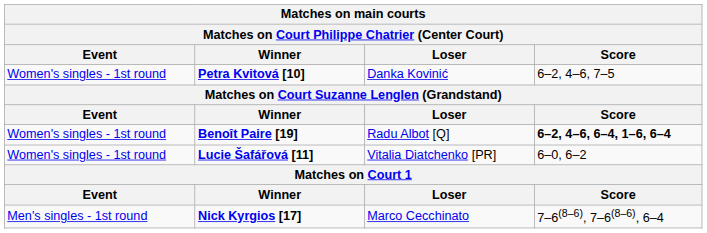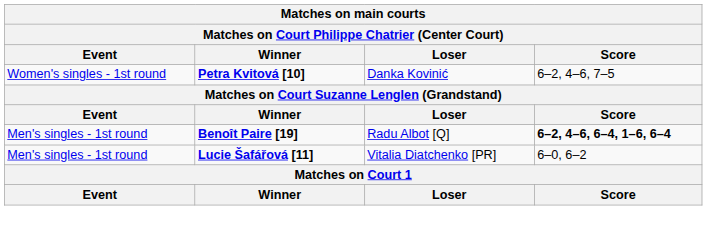(87, 134) Women's singles - 1st round -> (77, 134) Men's singles - 1st round
(87, 154) Women's singles - 1st round -> (77, 154) Men's singles - 1st round
- row: (250, 216)
